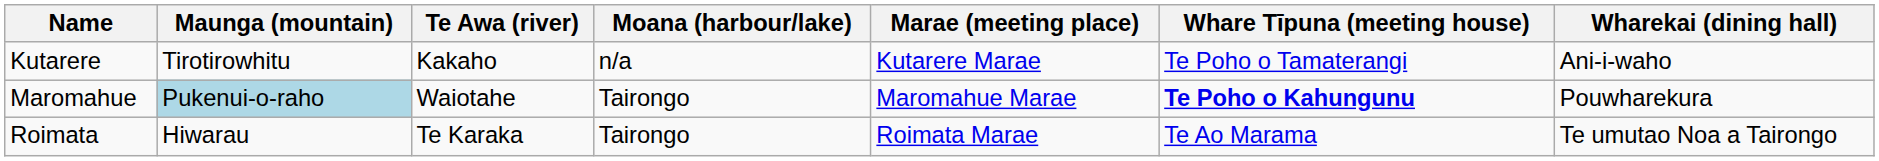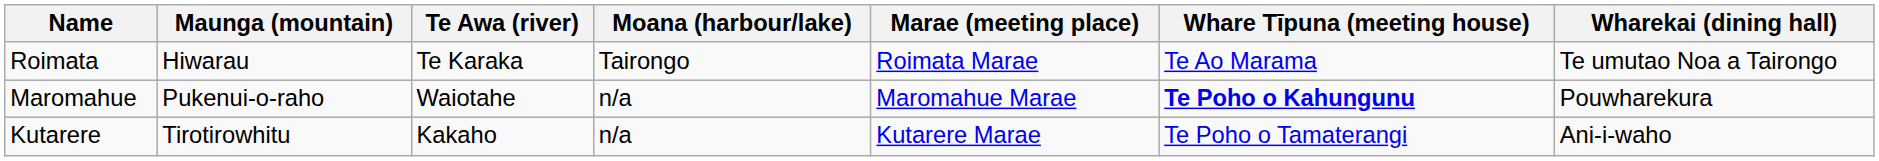rows swapped: (56, 60) <-> (54, 135)
(243, 98) lightblue background -> (243, 98) no background
(644, 98) Tairongo -> (615, 98) n/a
